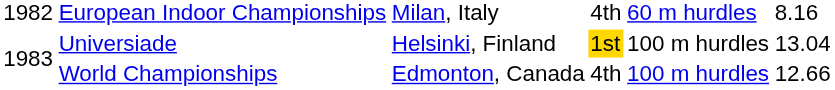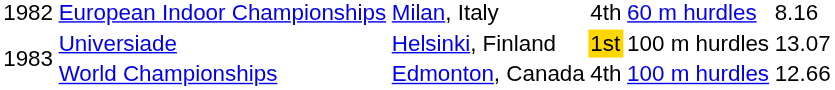(803, 43) 13.04 -> (803, 43) 13.07
